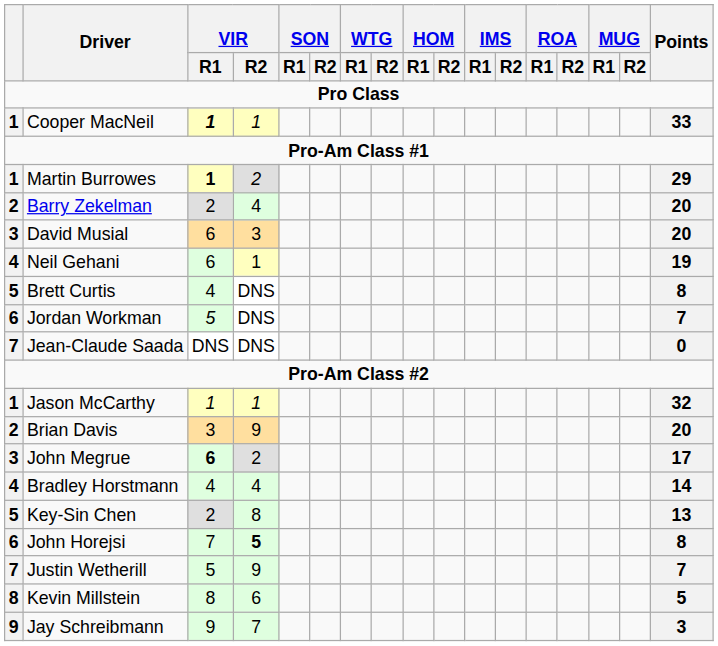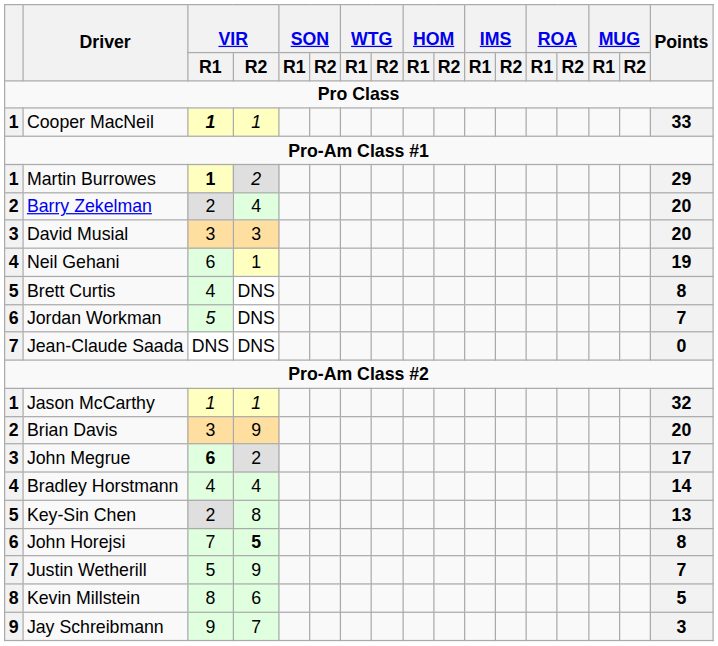(210, 235) 6 -> (210, 235) 3
